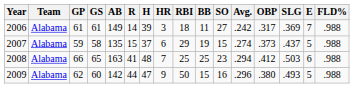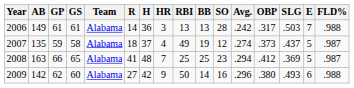columns swapped: (49, 12) <-> (115, 12)
(146, 28) 39 -> (146, 28) 36
(184, 28) 18 -> (184, 28) 13
(204, 28) 11 -> (204, 28) 13
(222, 28) 27 -> (222, 28) 28
(292, 28) .369 -> (292, 28) .503
(132, 43) 15 -> (132, 43) 18
(163, 43) 6 -> (163, 43) 4
(184, 43) 29 -> (184, 43) 49
(222, 43) 15 -> (222, 43) 12
(332, 43) .988 -> (332, 43) .987
(292, 59) .503 -> (292, 59) .369
(309, 59) 6 -> (309, 59) 5
(332, 59) .988 -> (332, 59) .987
(132, 75) 44 -> (132, 75) 27
(146, 75) 47 -> (146, 75) 42
(204, 75) 15 -> (204, 75) 14
(309, 75) 5 -> (309, 75) 6
